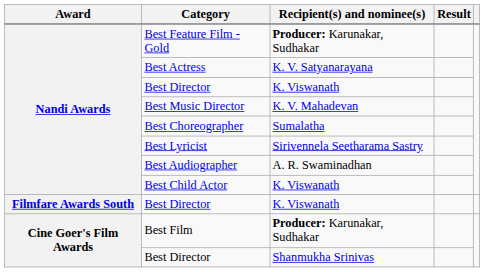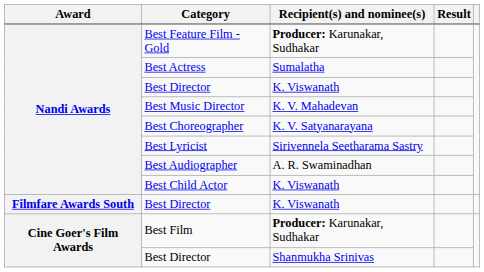(323, 67) K. V. Satyanarayana -> (299, 67) Sumalatha
(299, 126) Sumalatha -> (323, 126) K. V. Satyanarayana
